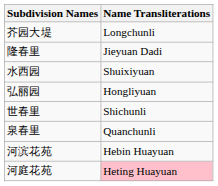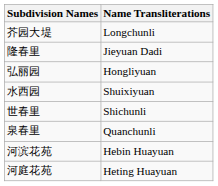rows swapped: (24, 91) <-> (24, 71)
(140, 171) pink background -> (140, 171) no background
